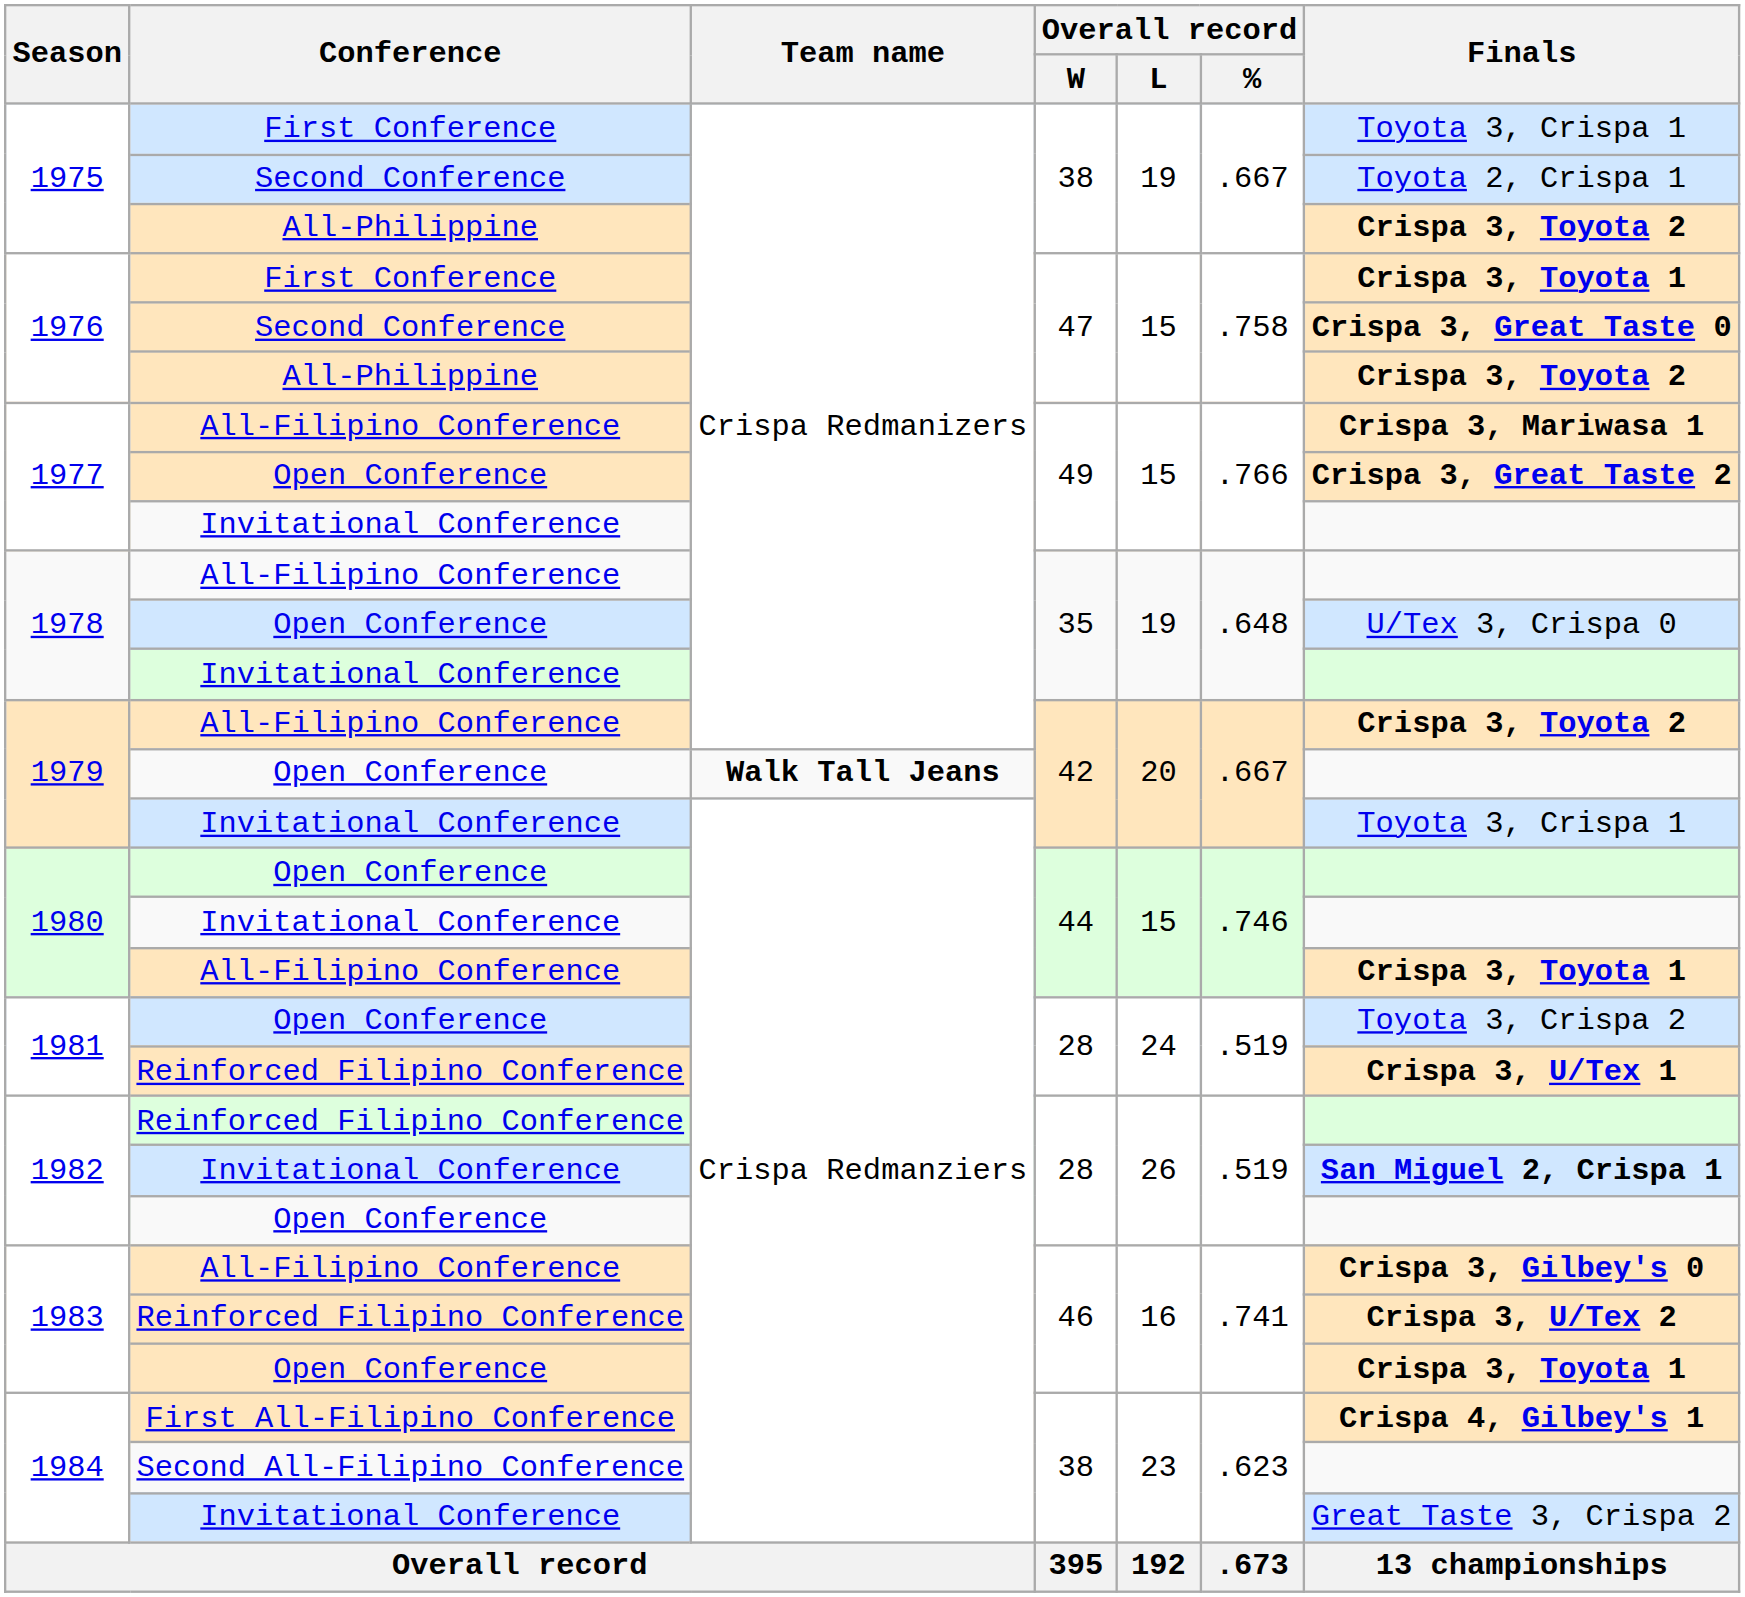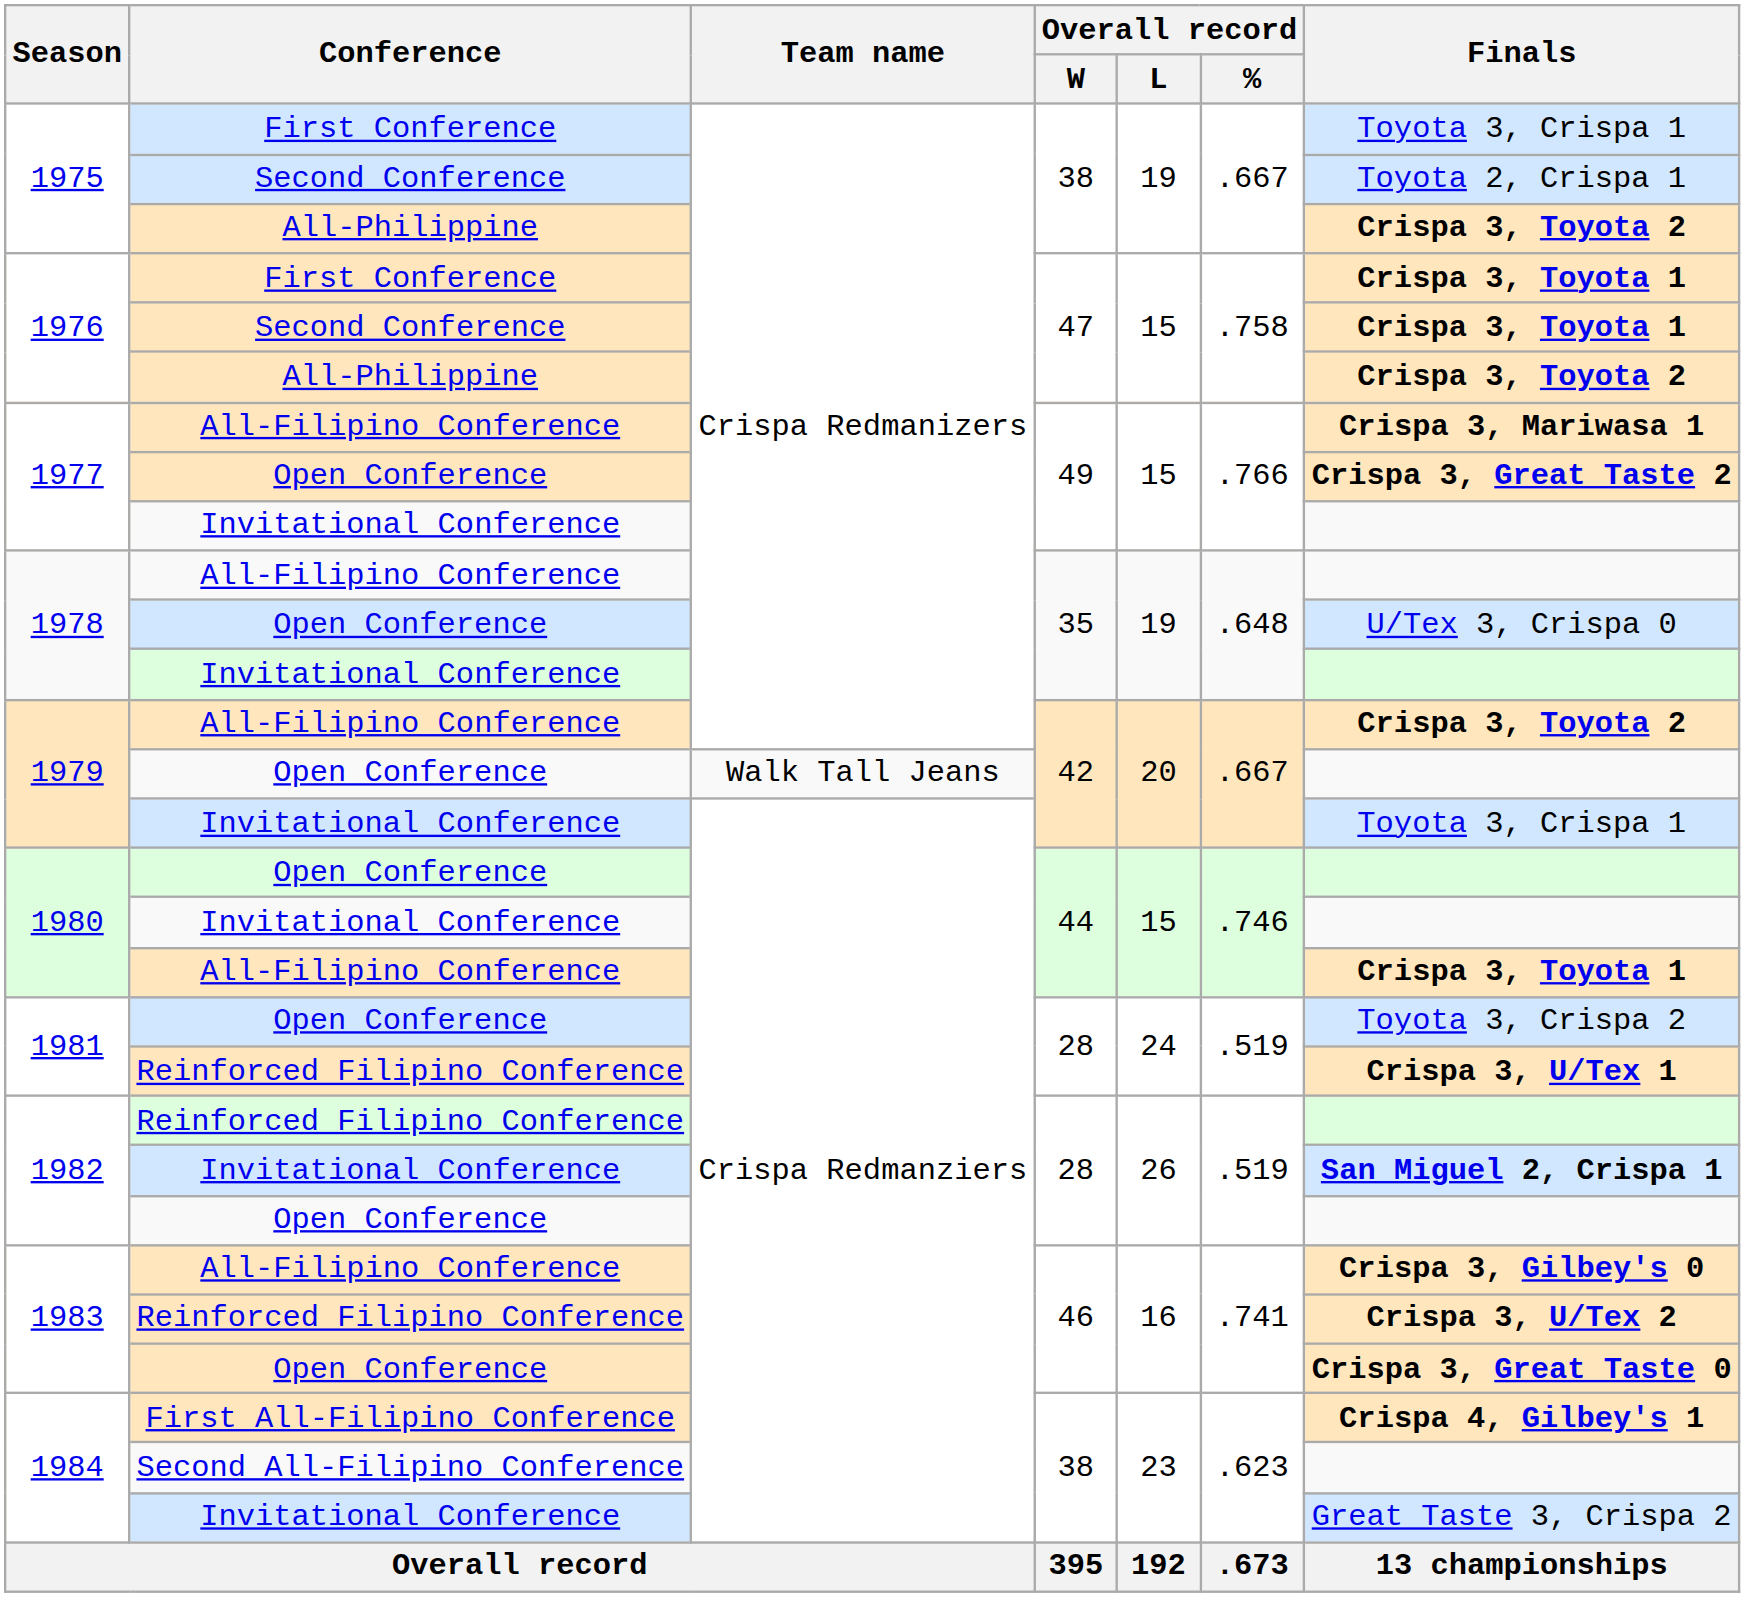(1522, 327) Crispa 3, Great Taste 0 -> (1522, 327) Crispa 3, Toyota 1
(863, 774) bold -> (863, 774) normal
(1522, 1369) Crispa 3, Toyota 1 -> (1522, 1369) Crispa 3, Great Taste 0
